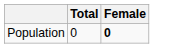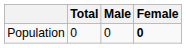+ column: (118, 14)
